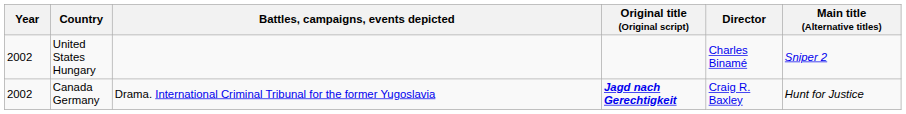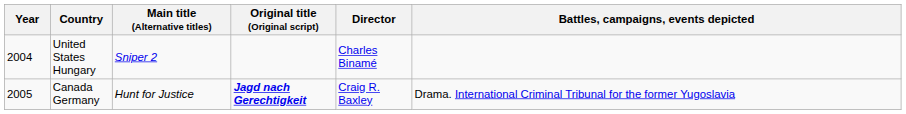columns swapped: (842, 19) <-> (357, 19)
(20, 57) 2002 -> (20, 57) 2004
(20, 94) 2002 -> (20, 94) 2005
